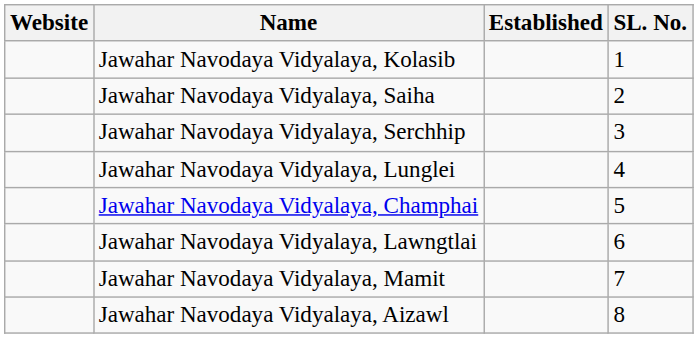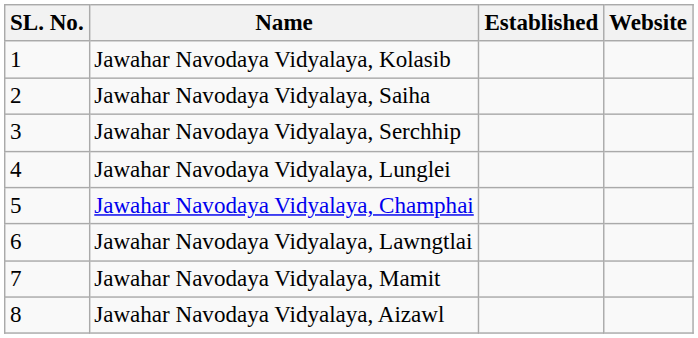columns swapped: (650, 22) <-> (49, 22)
